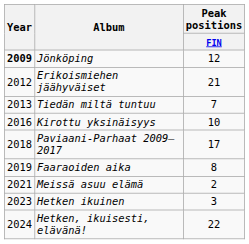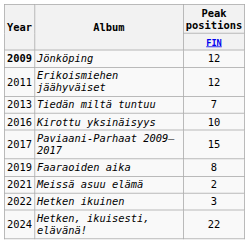(19, 82) 2012 -> (19, 82) 2011
(214, 82) 21 -> (214, 82) 12
(19, 145) 2018 -> (19, 145) 2017
(214, 145) 17 -> (214, 145) 15
(19, 201) 2023 -> (19, 201) 2022
